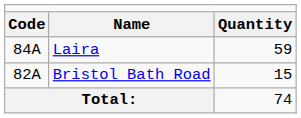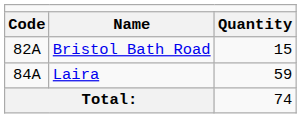rows swapped: (132, 75) <-> (76, 50)
